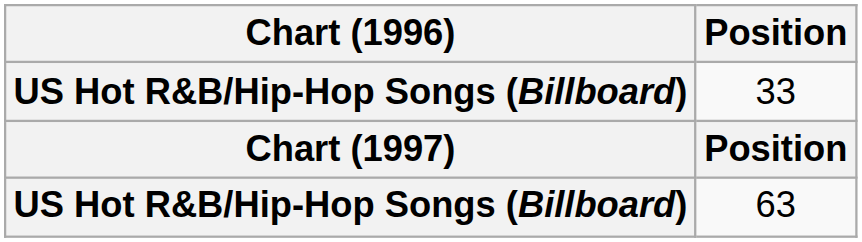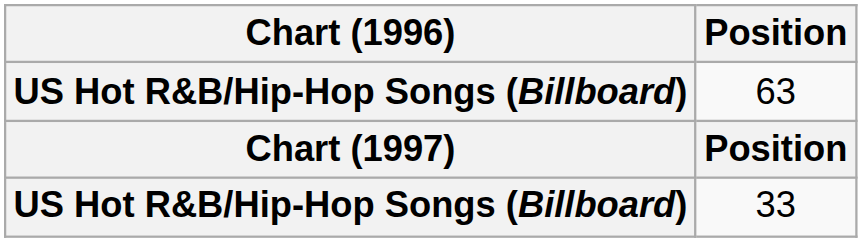rows swapped: (776, 90) <-> (776, 206)
